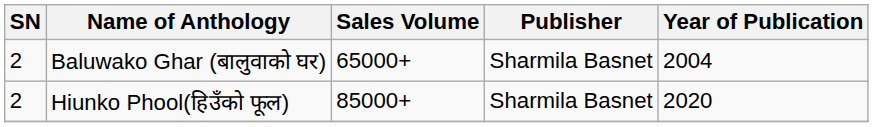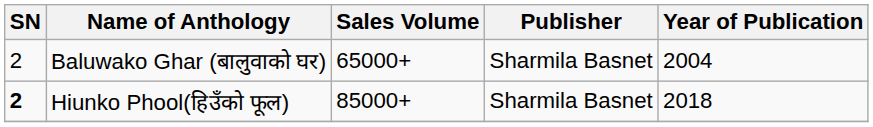(16, 101) normal -> (16, 101) bold
(688, 101) 2020 -> (688, 101) 2018
